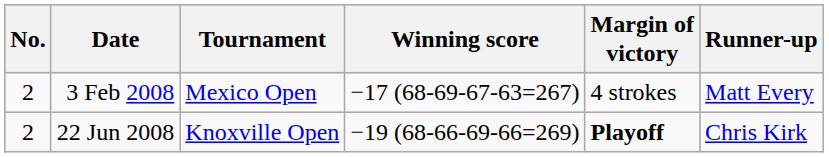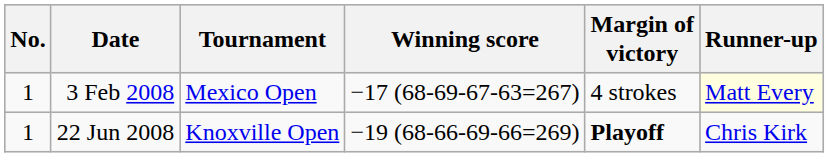(28, 92) 2 -> (28, 92) 1
(759, 92) no background -> (759, 92) lightyellow background
(28, 132) 2 -> (28, 132) 1
